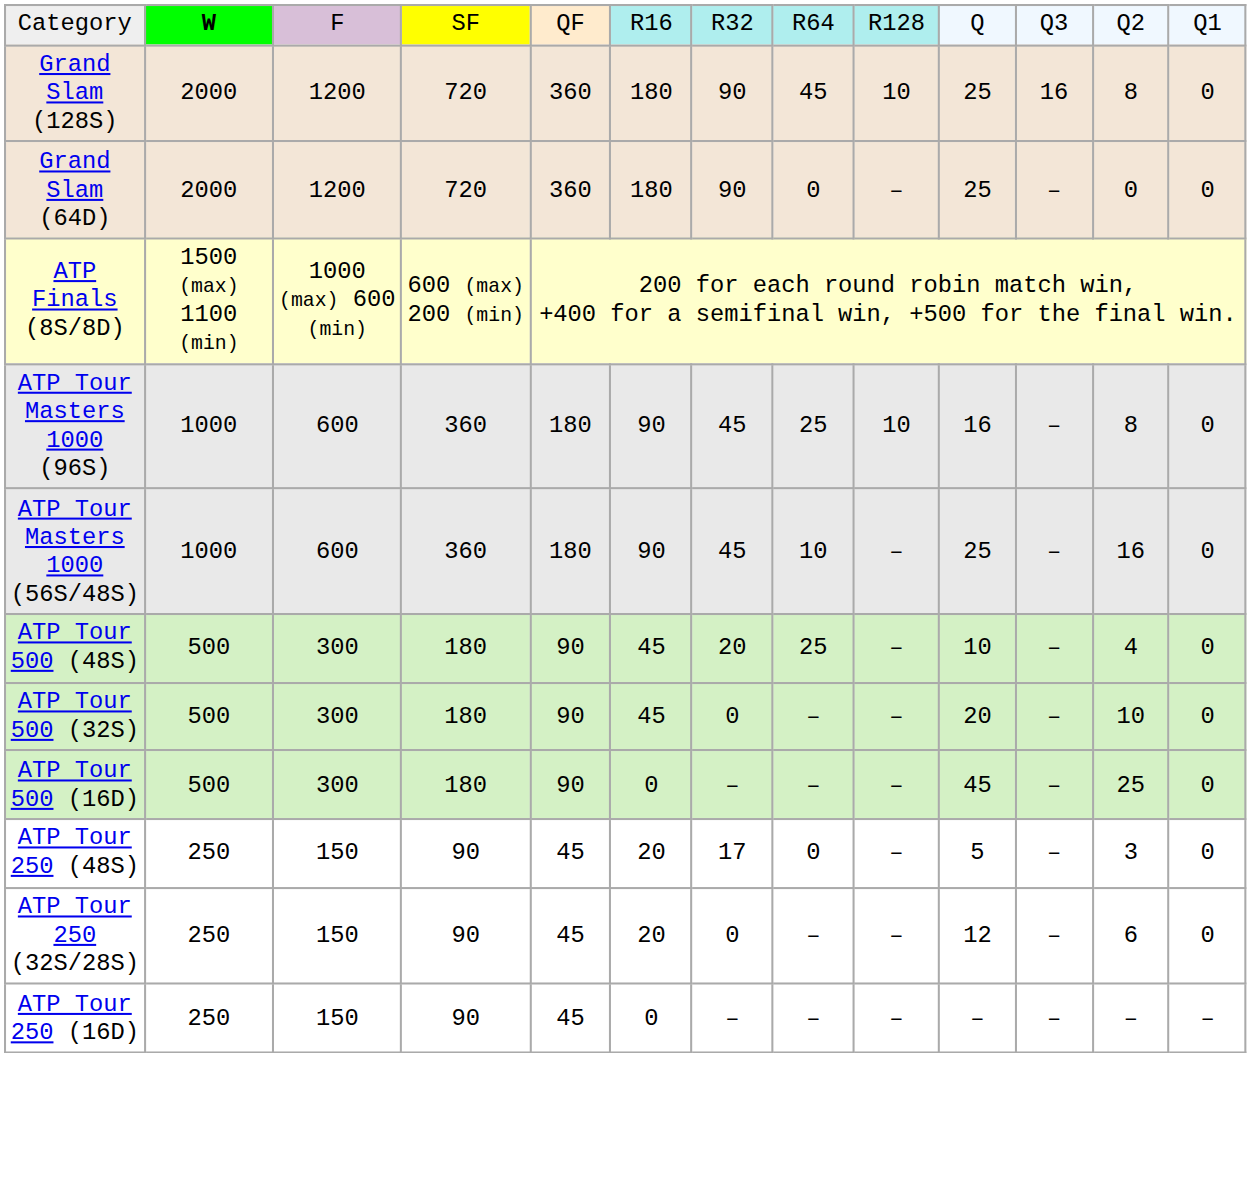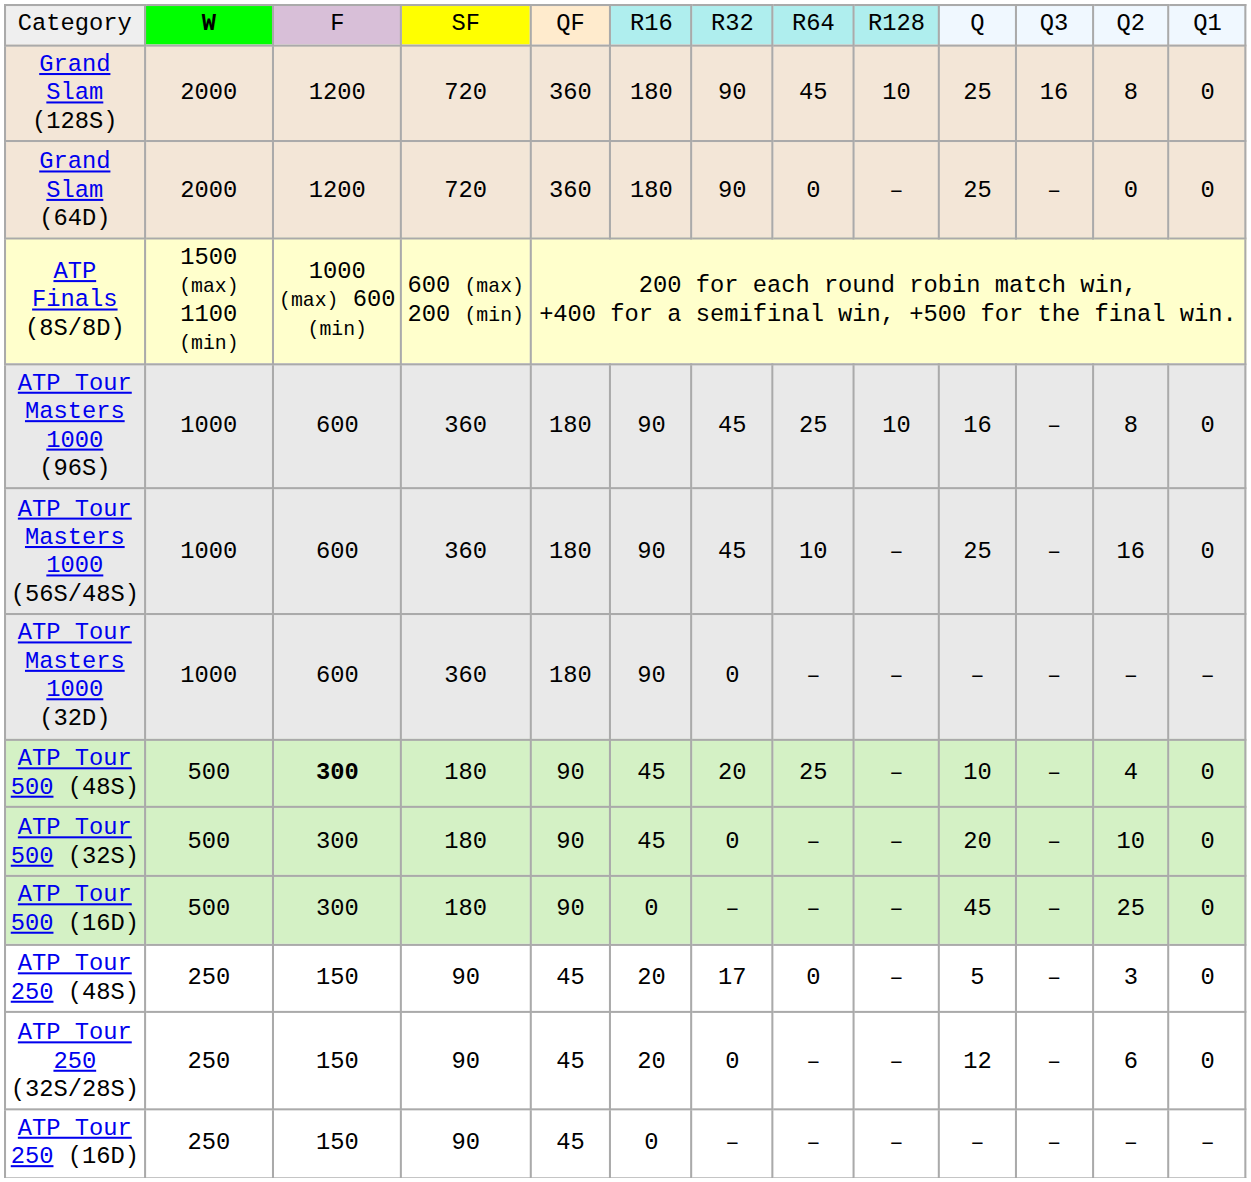+ row: (75, 676)
(337, 648) normal -> (337, 773) bold
